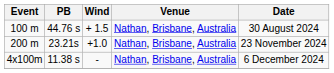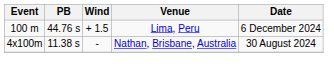(175, 28) Nathan, Brisbane, Australia -> (175, 28) Lima, Peru
(284, 28) 30 August 2024 -> (281, 28) 6 December 2024
- row: (25, 44)
(284, 60) 6 December 2024 -> (281, 44) 30 August 2024
